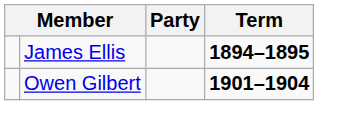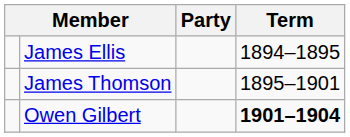(259, 52) bold -> (290, 52) normal
+ row: (98, 83)
